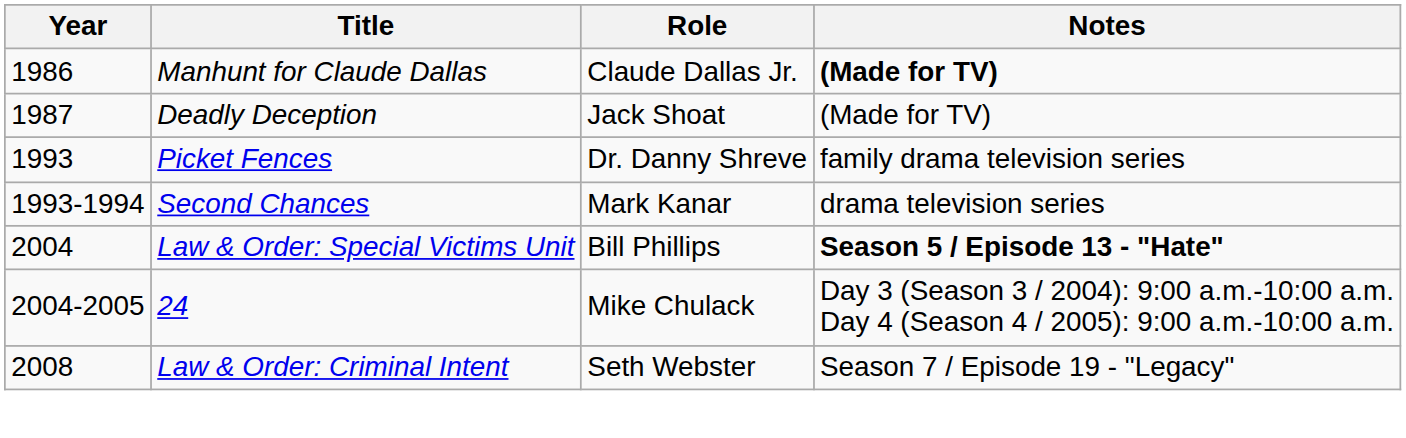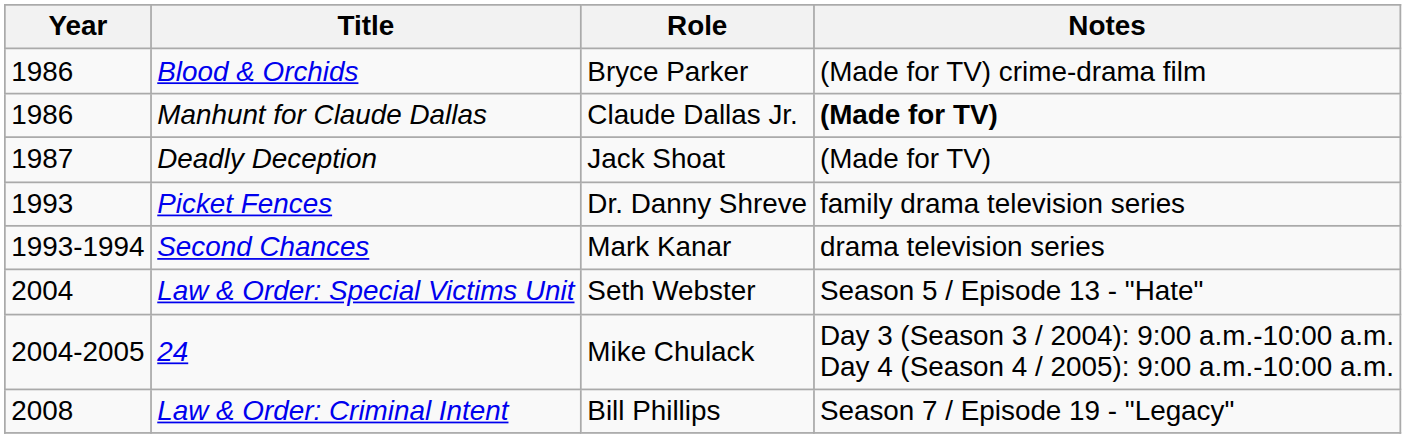+ row: (258, 70)
(654, 247) Bill Phillips -> (671, 291) Seth Webster
(1022, 247) bold -> (1012, 291) normal
(671, 366) Seth Webster -> (654, 411) Bill Phillips
